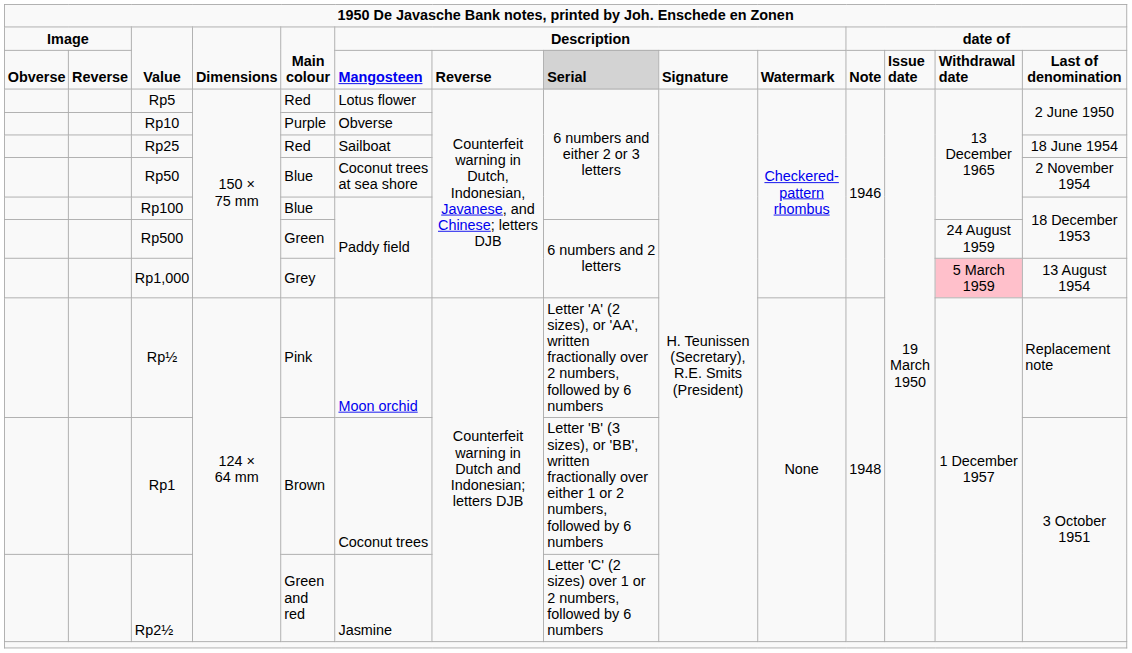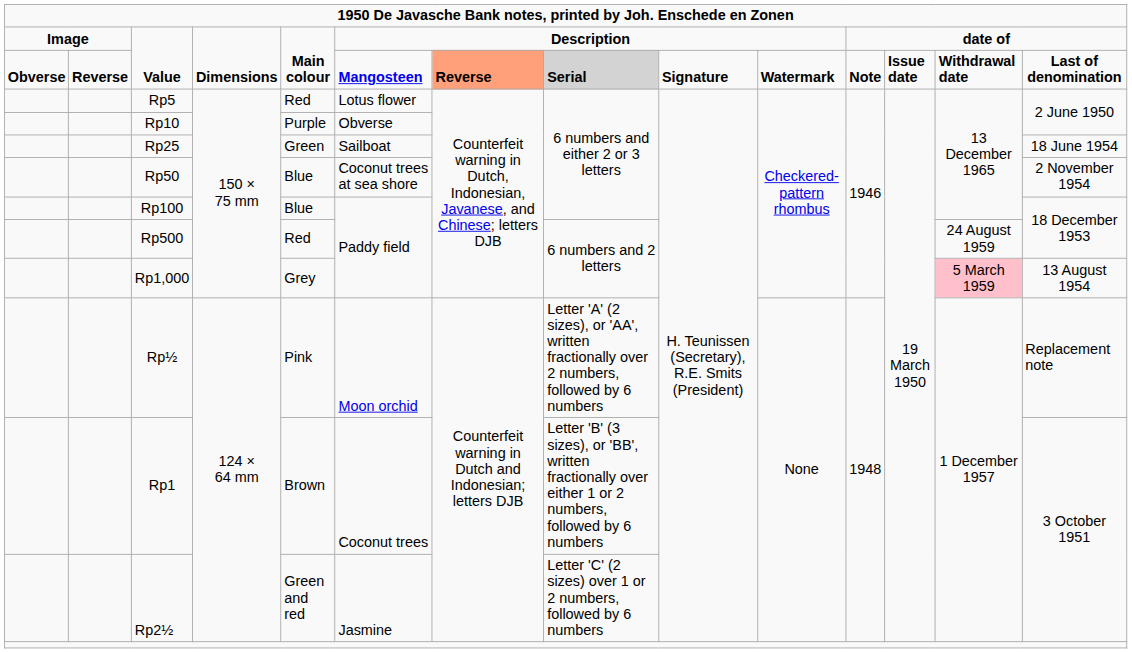(464, 77) no background -> (464, 77) lightsalmon background
(297, 146) Red -> (304, 146) Green
(304, 239) Green -> (297, 239) Red
